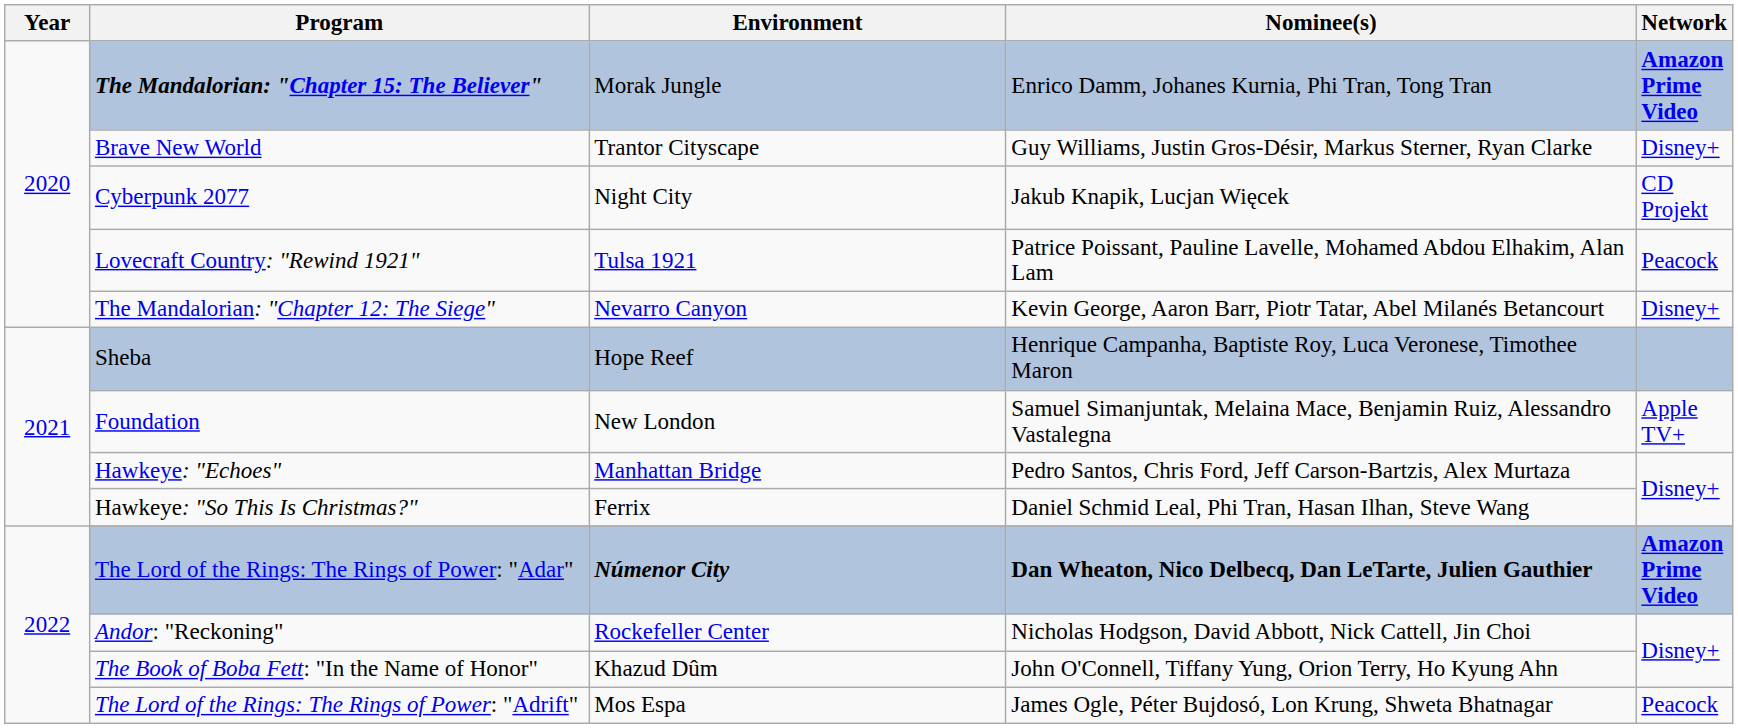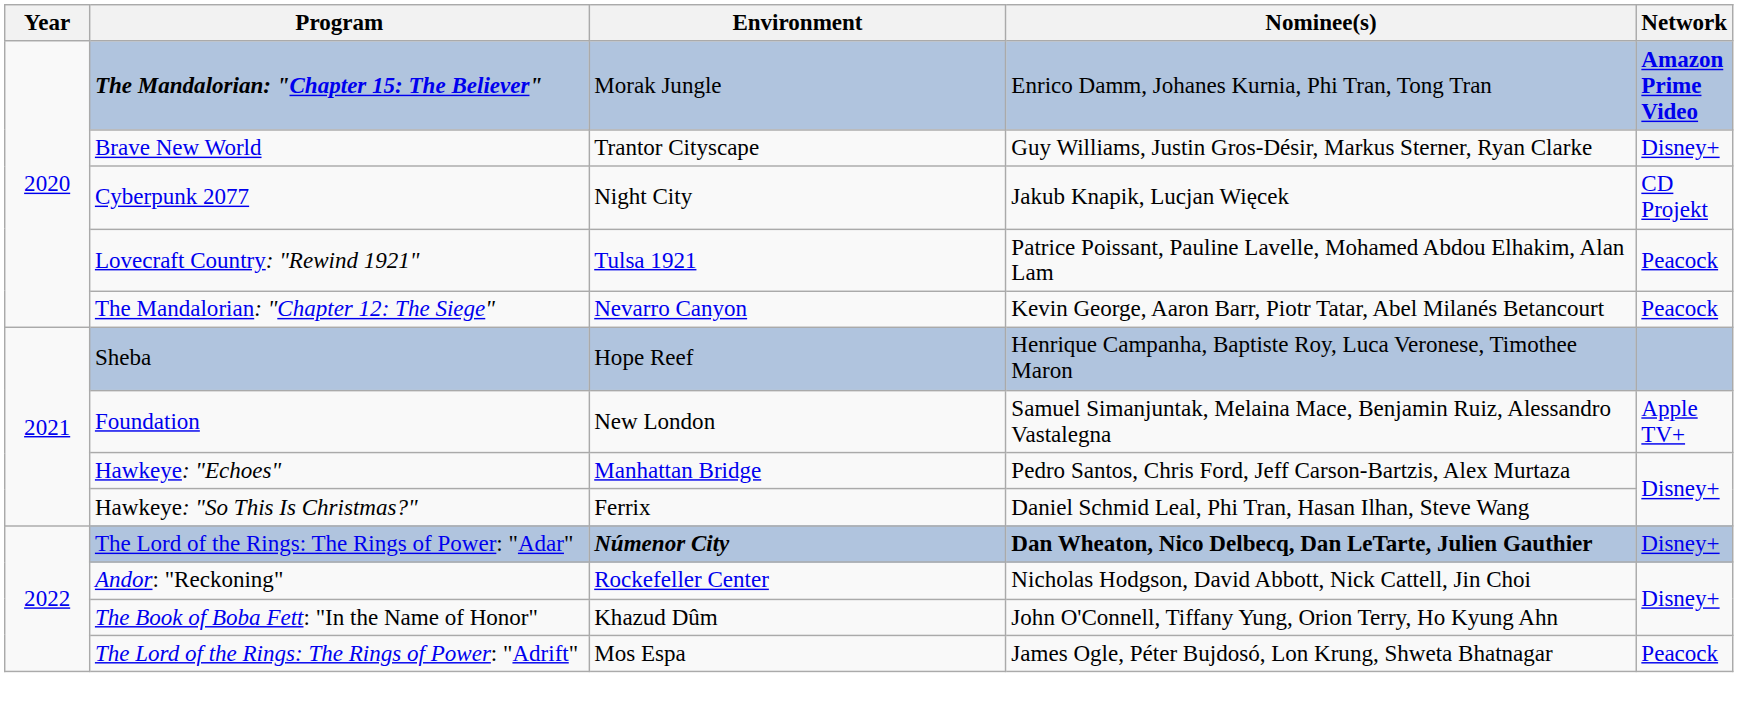(1680, 309) Disney+ -> (1680, 309) Peacock
(1682, 569) Amazon Prime Video -> (1680, 543) Disney+
